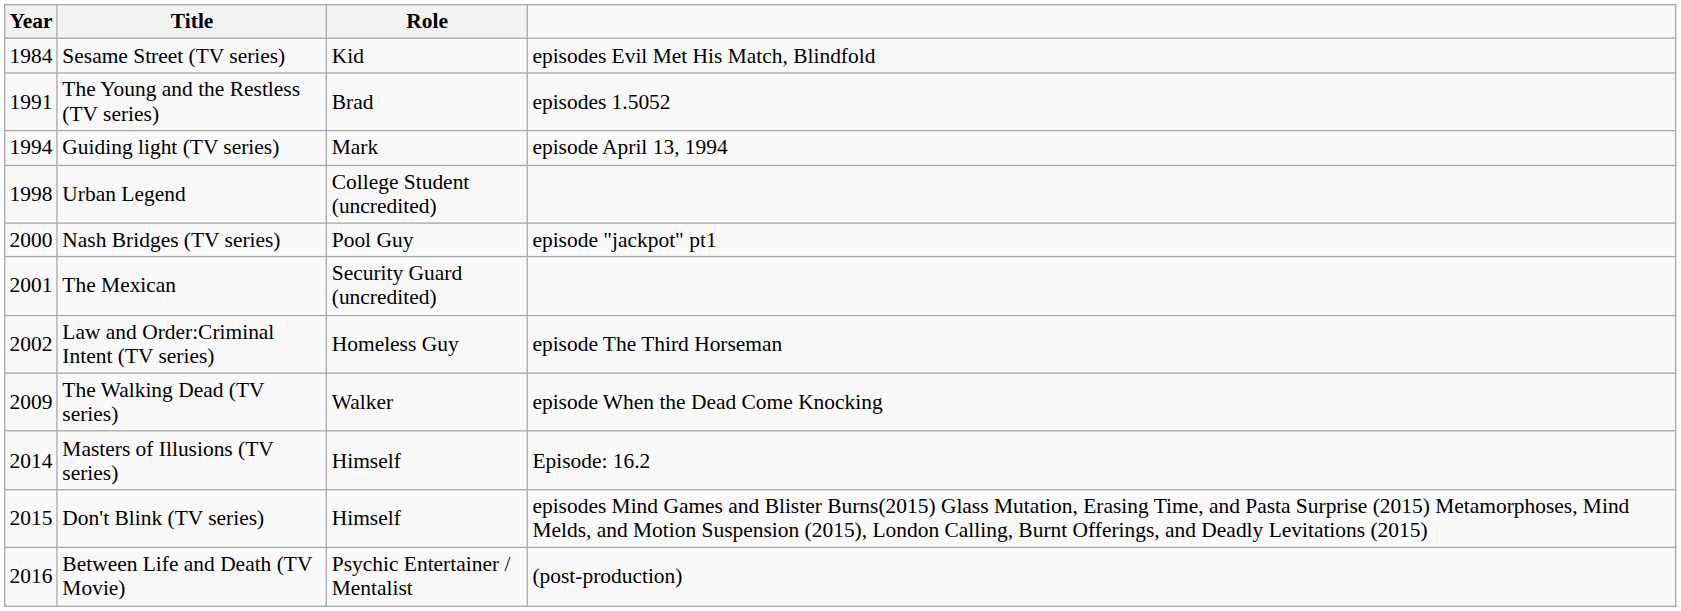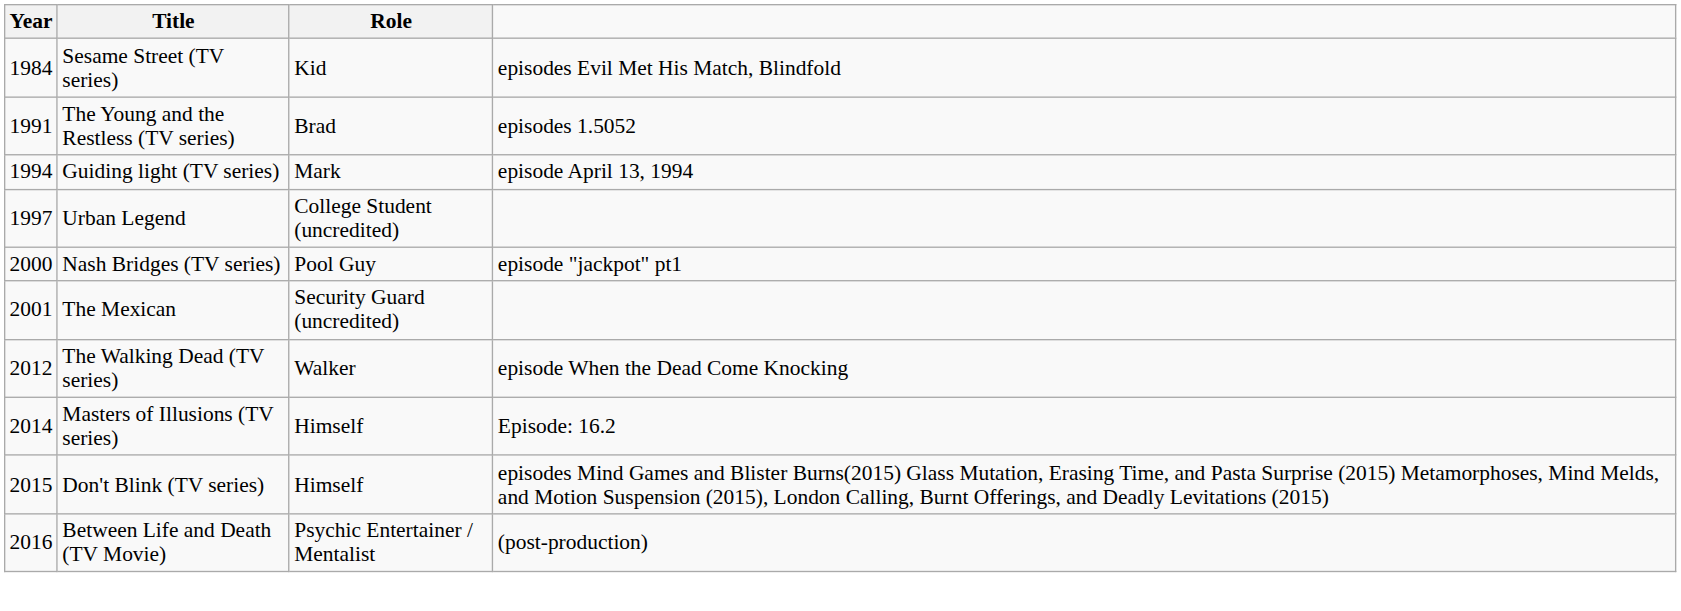(31, 193) 1998 -> (31, 217) 1997
- row: (168, 343)
(31, 402) 2009 -> (31, 368) 2012
